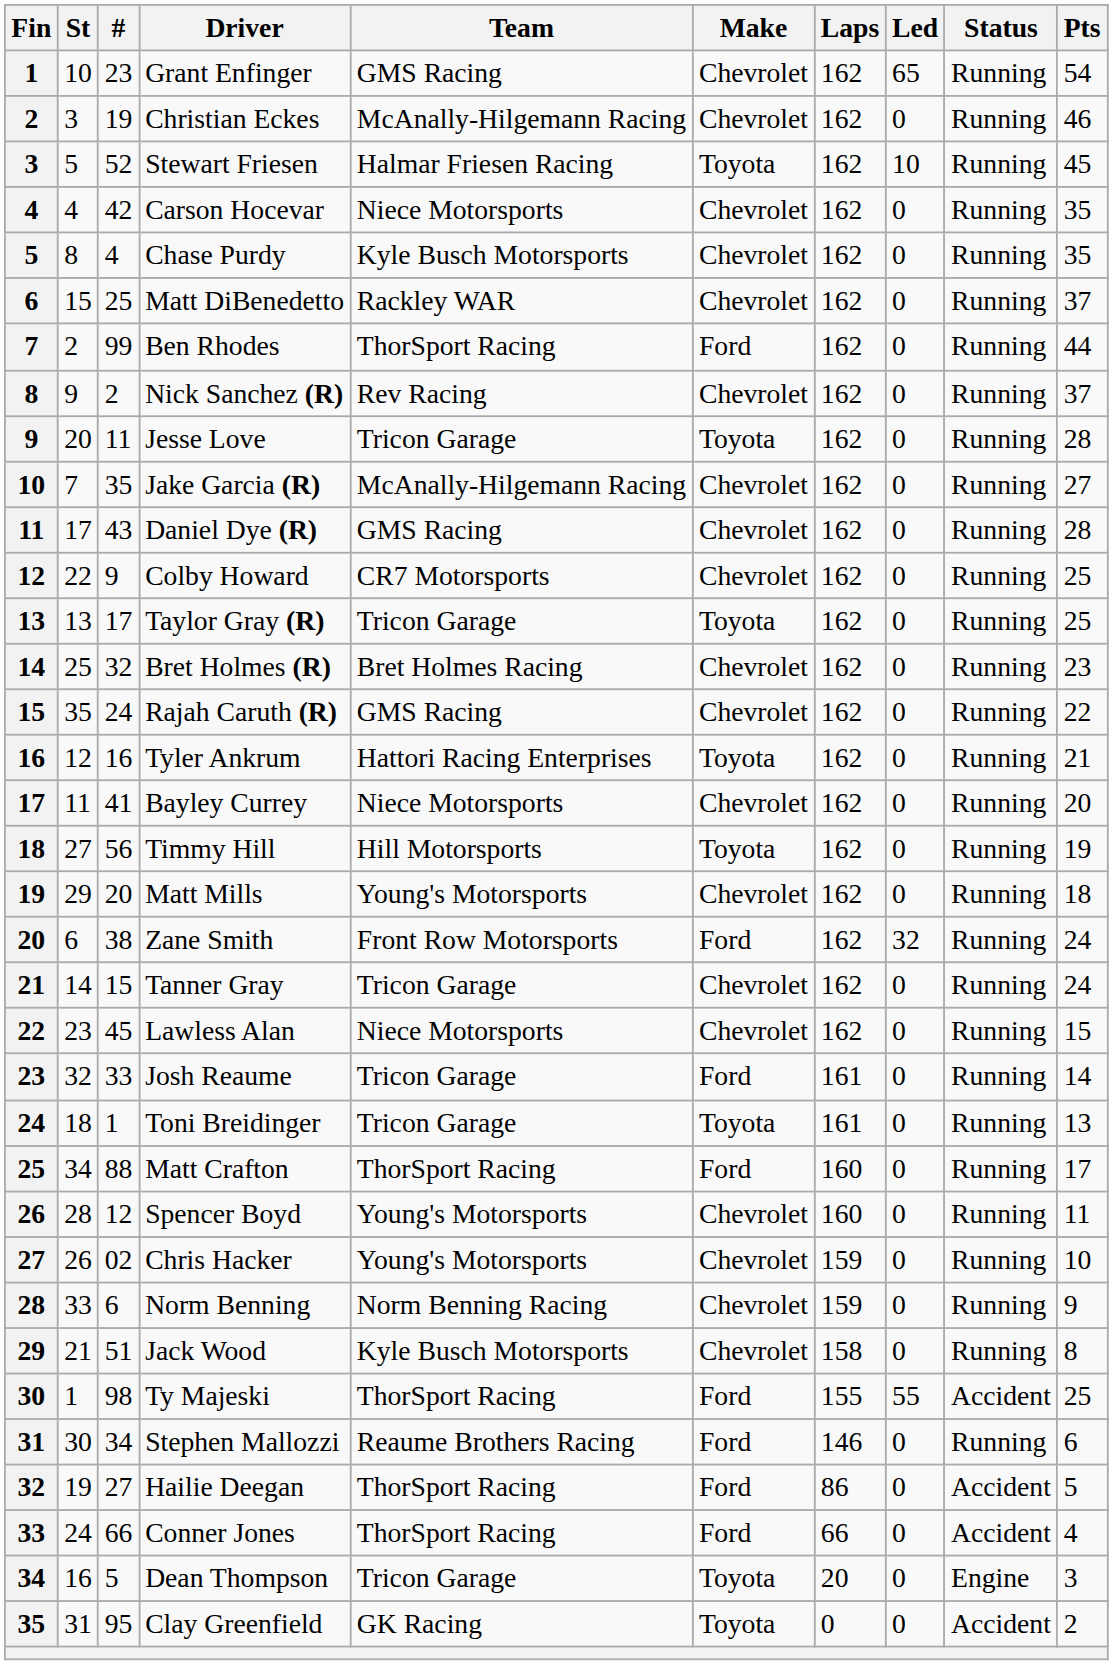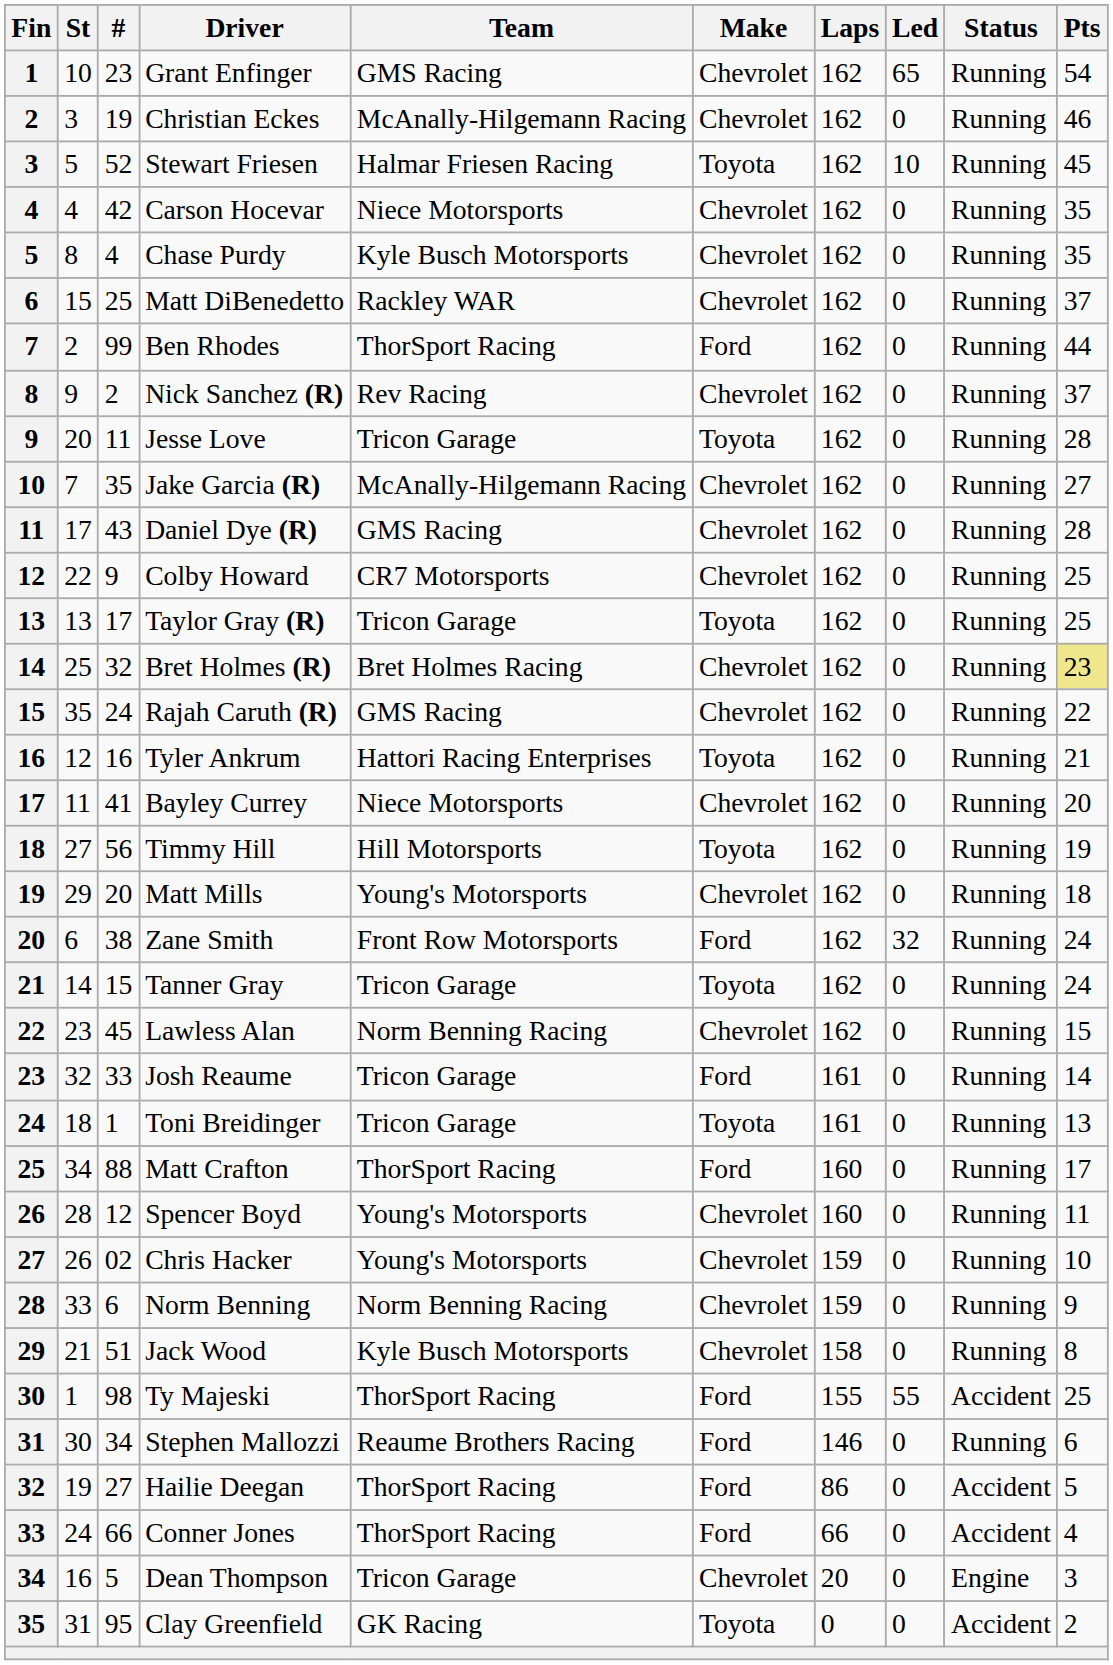(1078, 666) no background -> (1078, 666) khaki background
(753, 985) Chevrolet -> (737, 985) Toyota
(460, 1030) Niece Motorsports -> (482, 1030) Norm Benning Racing
(737, 1578) Toyota -> (753, 1578) Chevrolet
